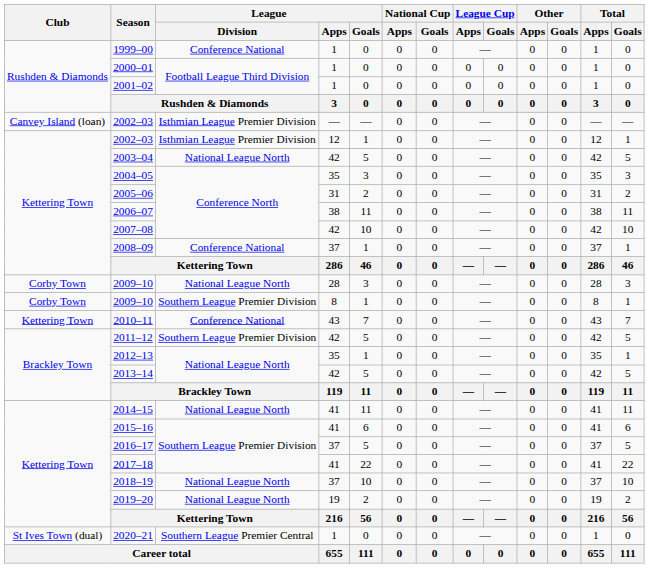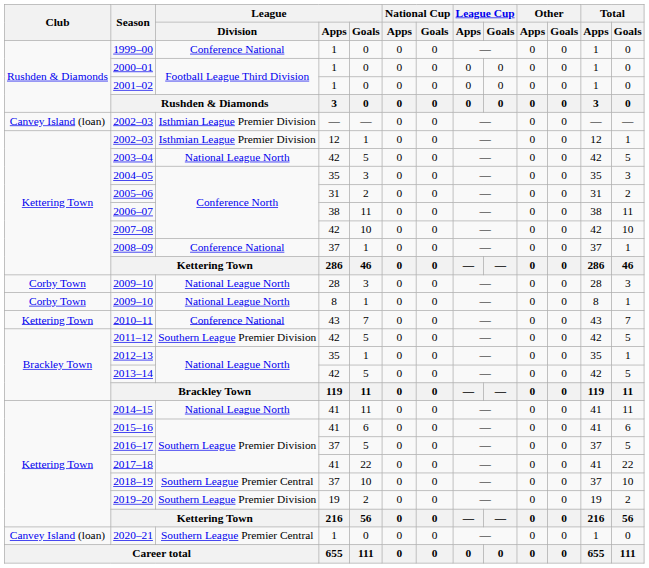(237, 301) Southern League Premier Division -> (237, 301) National League North
(237, 481) National League North -> (237, 481) Southern League Premier Central
(237, 499) National League North -> (237, 499) Southern League Premier Division
(57, 535) St Ives Town (dual) -> (57, 535) Canvey Island (loan)
